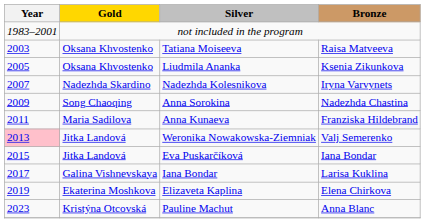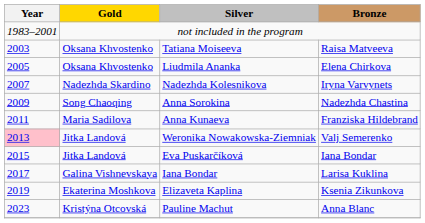(362, 66) Ksenia Zikunkova -> (356, 66) Elena Chirkova
(356, 191) Elena Chirkova -> (362, 191) Ksenia Zikunkova
